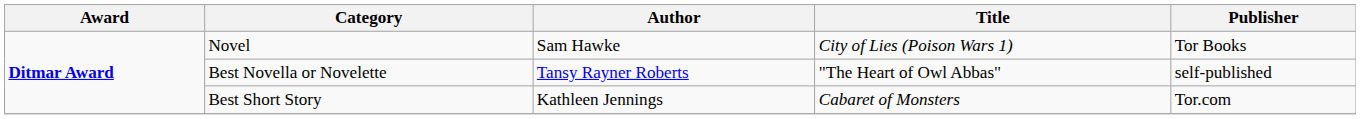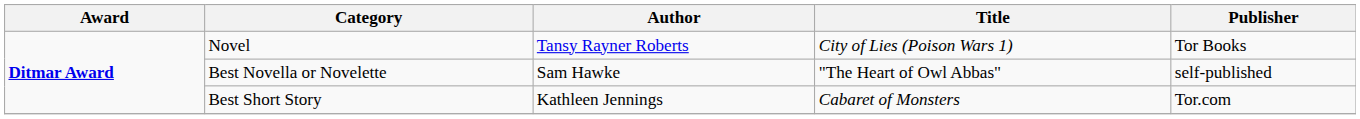(578, 45) Sam Hawke -> (613, 45) Tansy Rayner Roberts
(613, 72) Tansy Rayner Roberts -> (578, 72) Sam Hawke
